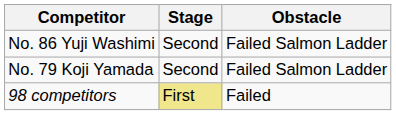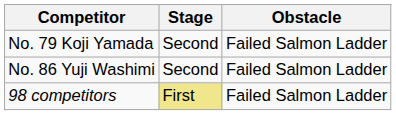rows swapped: (81, 69) <-> (82, 43)
(248, 95) Failed -> (307, 95) Failed Salmon Ladder
